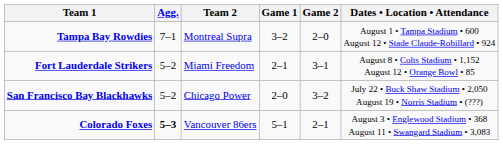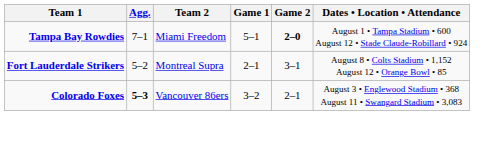(218, 36) Montreal Supra -> (191, 36) Miami Freedom
(280, 36) 3–2 -> (251, 36) 5–1
(321, 36) normal -> (292, 36) bold
(219, 65) Miami Freedom -> (190, 65) Montreal Supra
- row: (80, 95)
(280, 124) 5–1 -> (251, 95) 3–2
